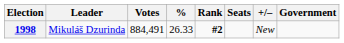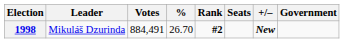(181, 29) 26.33 -> (181, 29) 26.70
(265, 29) normal -> (265, 29) bold
